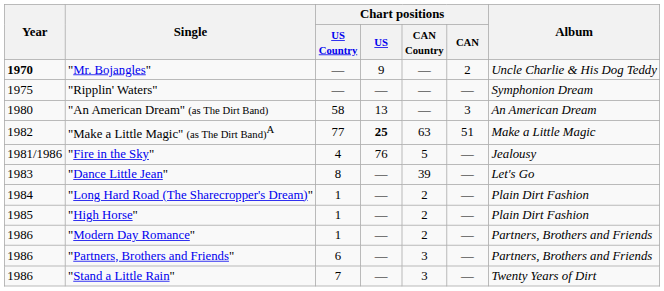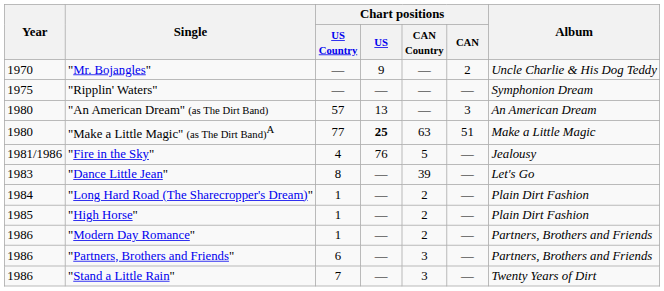(20, 69) bold -> (20, 69) normal
(338, 110) 58 -> (338, 110) 57
(20, 132) 1982 -> (20, 132) 1980
